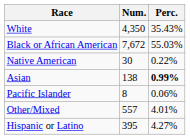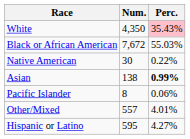(167, 28) no background -> (167, 28) pink background
(130, 126) 395 -> (130, 126) 595
